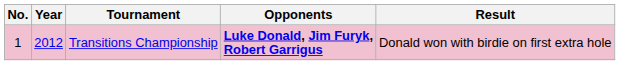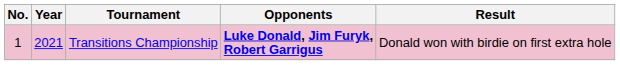(49, 43) 2012 -> (49, 43) 2021
